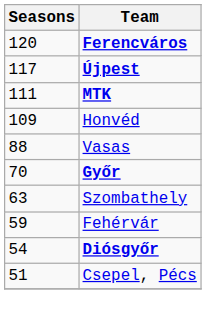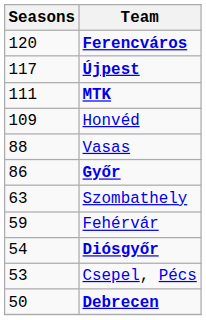(18, 173) 70 -> (18, 173) 86
(18, 276) 51 -> (18, 276) 53
+ row: (121, 302)
